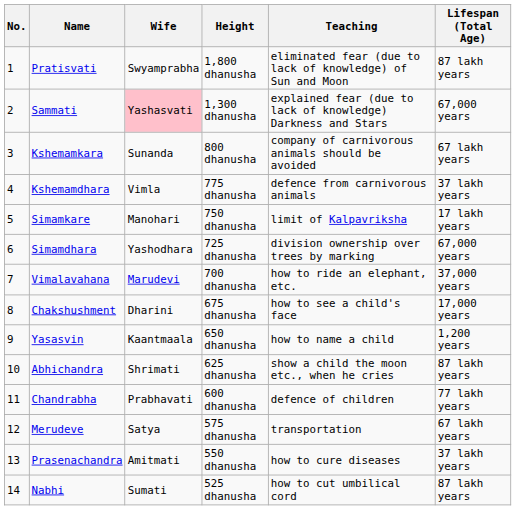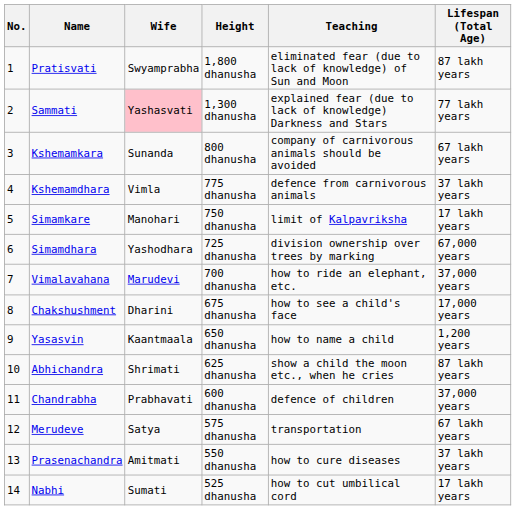(457, 111) 67,000 years -> (460, 111) 77 lakh years
(460, 400) 77 lakh years -> (457, 400) 37,000 years
(460, 490) 87 lakh years -> (460, 490) 17 lakh years
